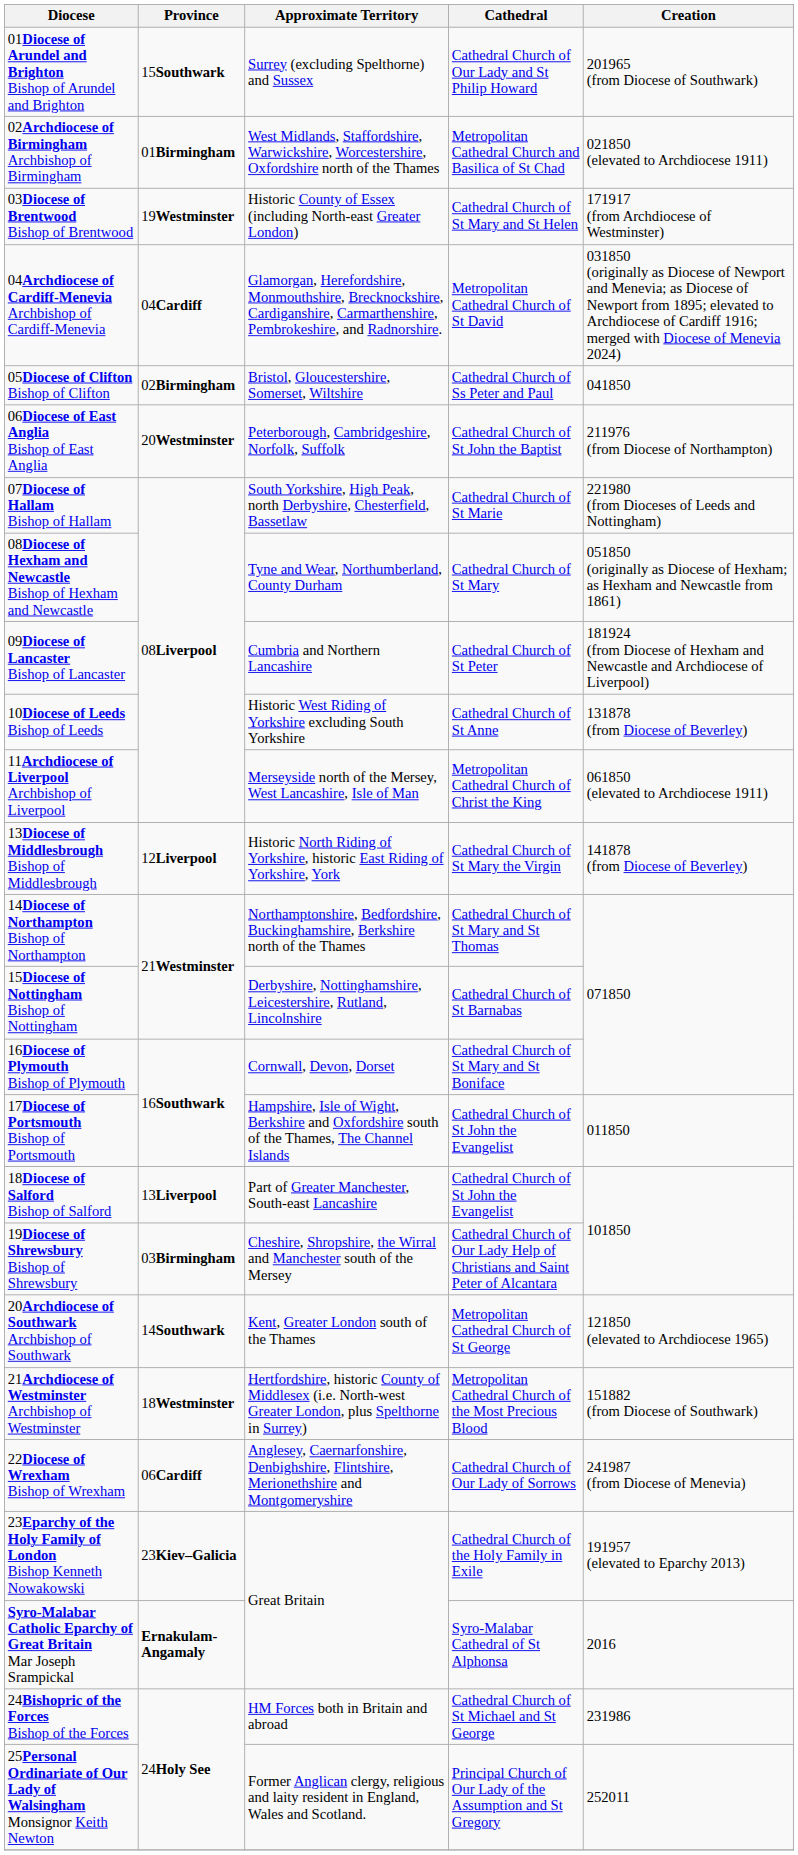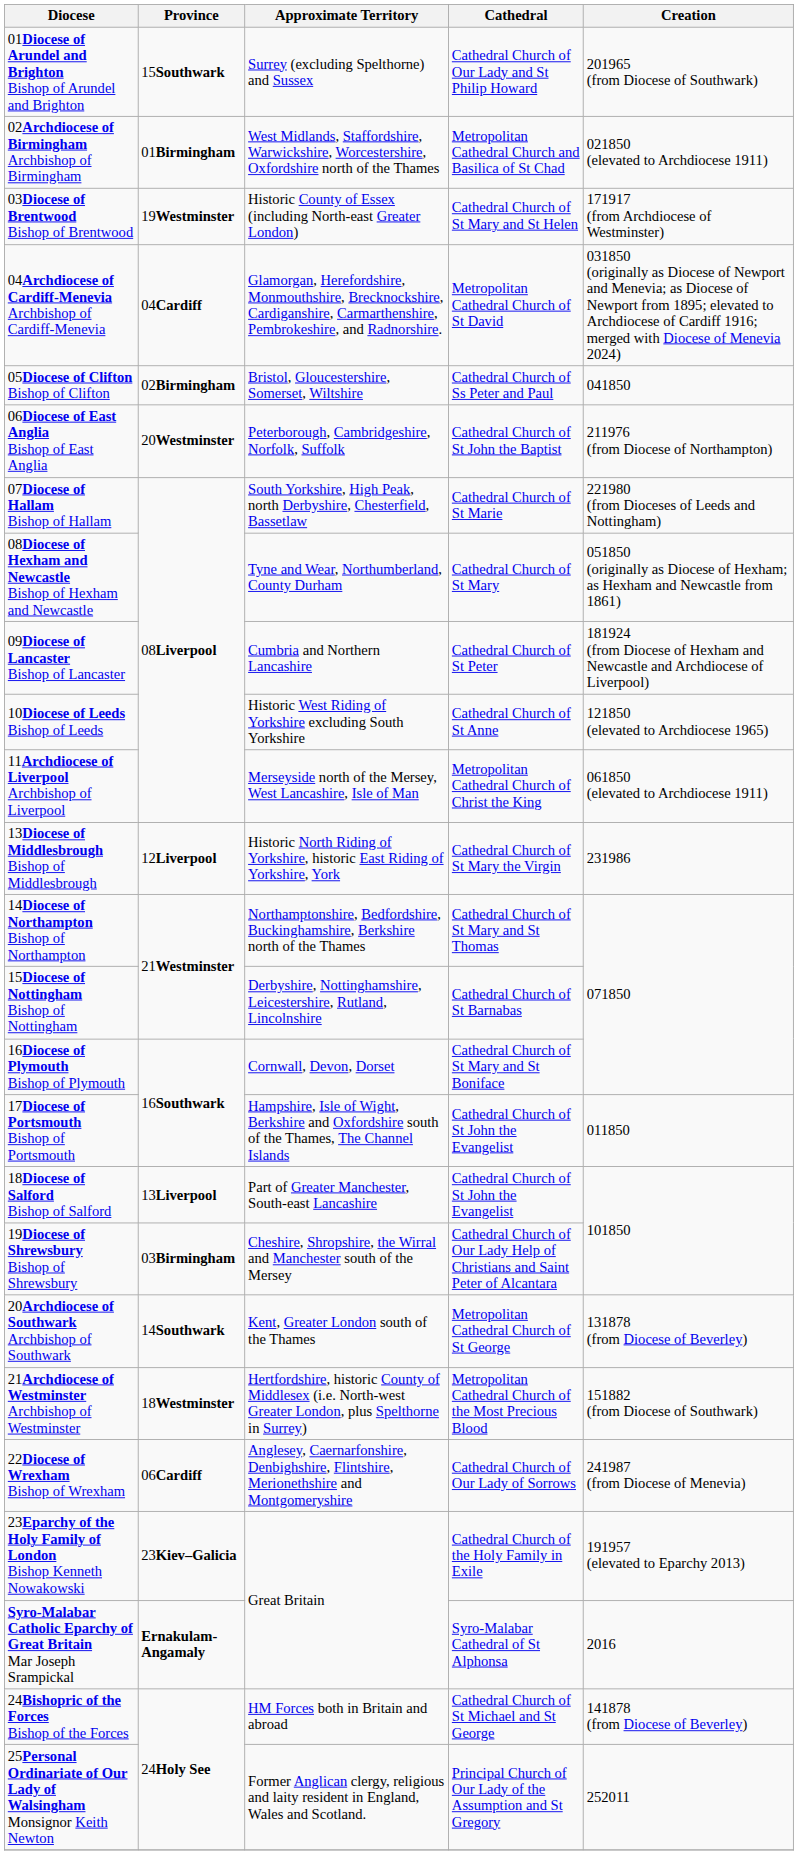(667, 721) 131878 (from Diocese of Beverley) -> (678, 721) 121850 (elevated to Archdiocese 1965)
(667, 858) 141878 (from Diocese of Beverley) -> (609, 858) 231986
(678, 1331) 121850 (elevated to Archdiocese 1965) -> (667, 1331) 131878 (from Diocese of Beverley)
(609, 1716) 231986 -> (667, 1716) 141878 (from Diocese of Beverley)
